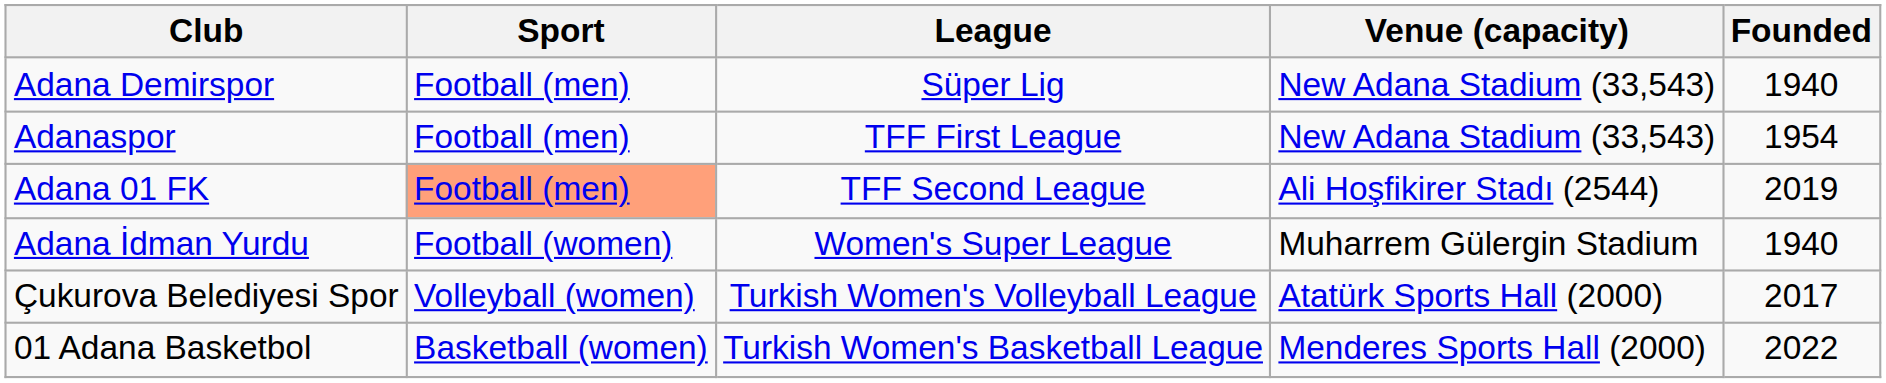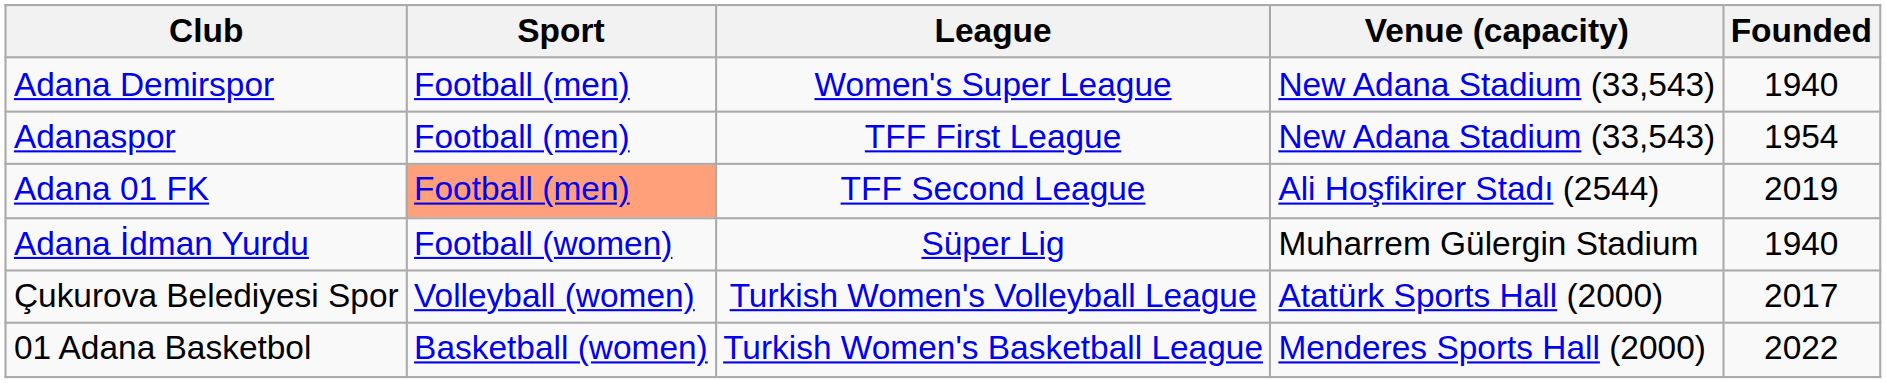(993, 84) Süper Lig -> (993, 84) Women's Super League
(993, 243) Women's Super League -> (993, 243) Süper Lig
